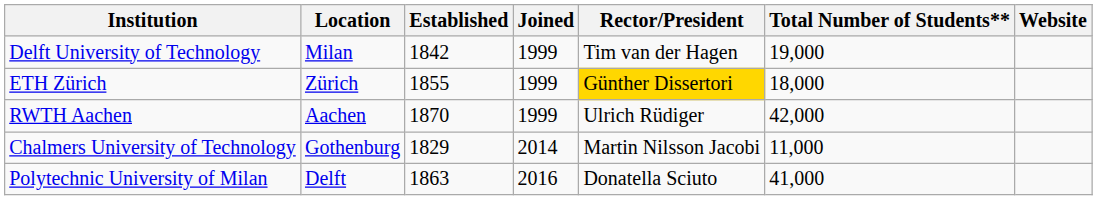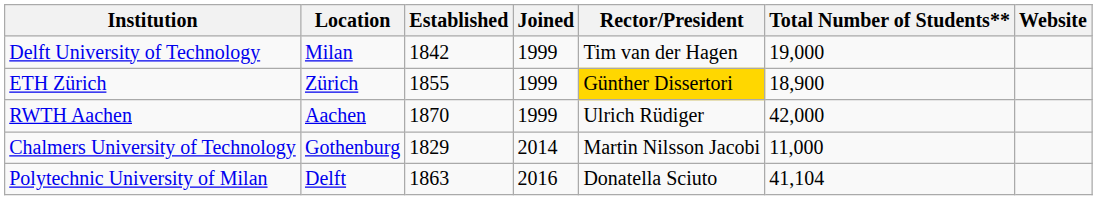(797, 83) 18,000 -> (797, 83) 18,900
(797, 178) 41,000 -> (797, 178) 41,104
